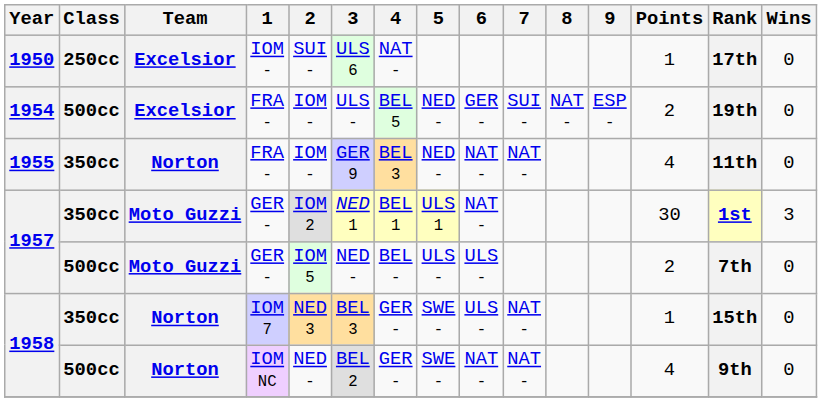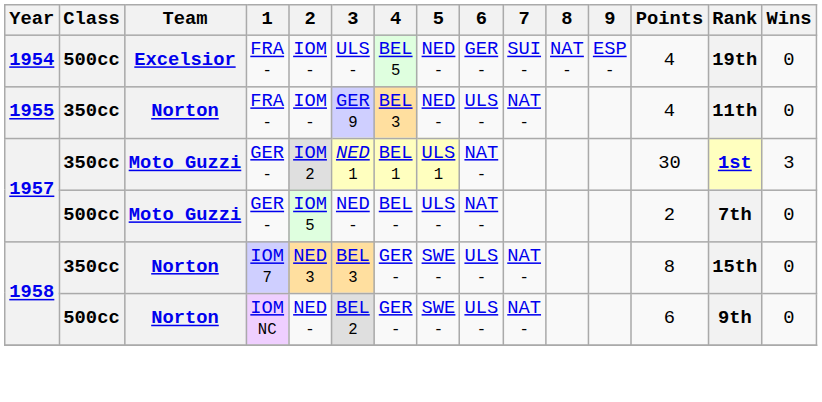- row: (32, 61)
(669, 113) 2 -> (669, 61) 4
(481, 164) NAT - -> (481, 112) ULS -
(481, 267) ULS - -> (481, 215) NAT -
(669, 319) 1 -> (669, 268) 8
(481, 370) NAT - -> (481, 318) ULS -
(669, 371) 4 -> (669, 319) 6
